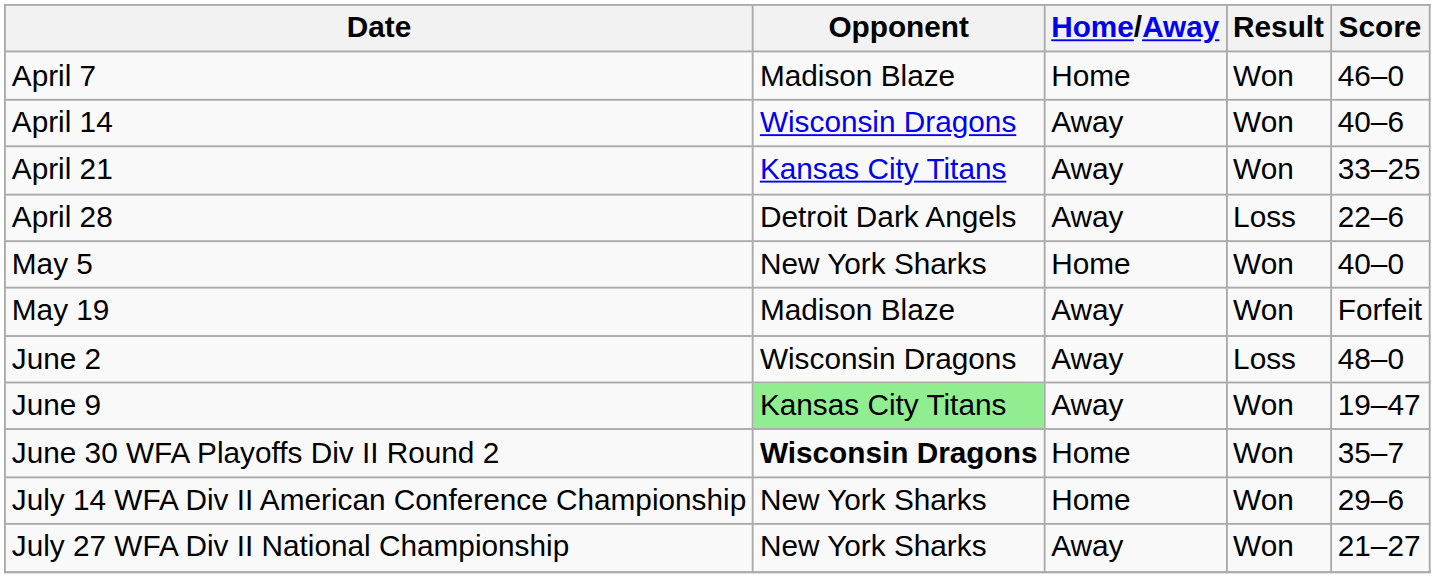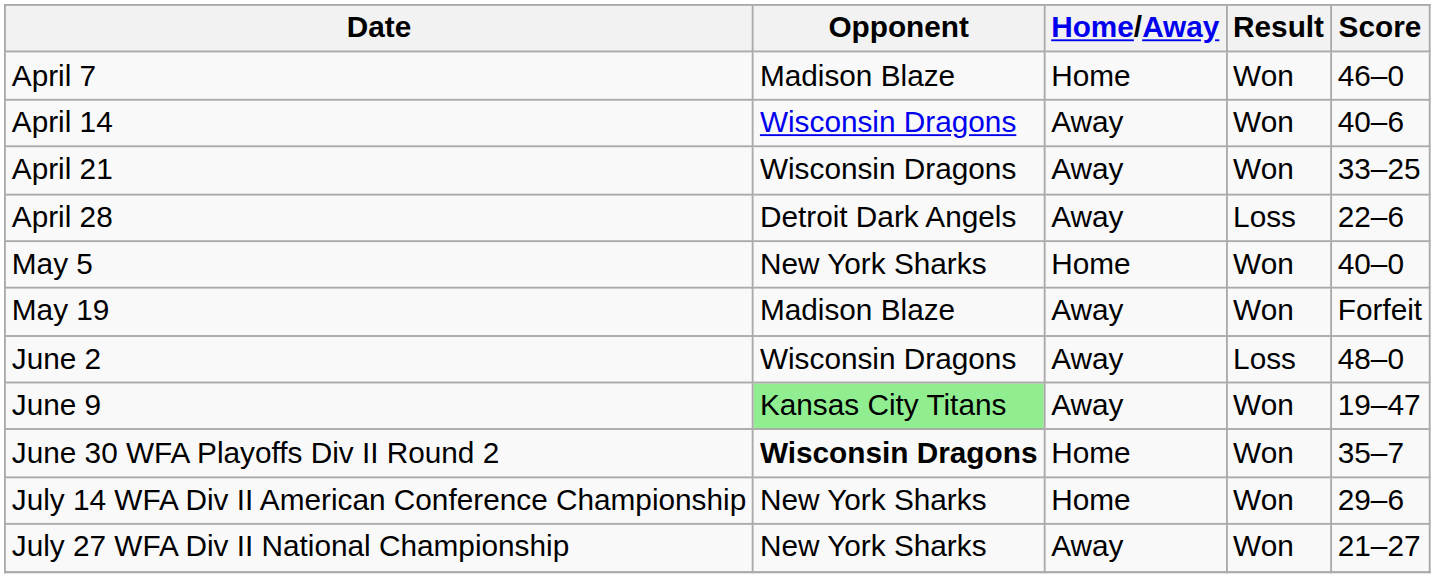(883, 169) Kansas City Titans -> (888, 169) Wisconsin Dragons
